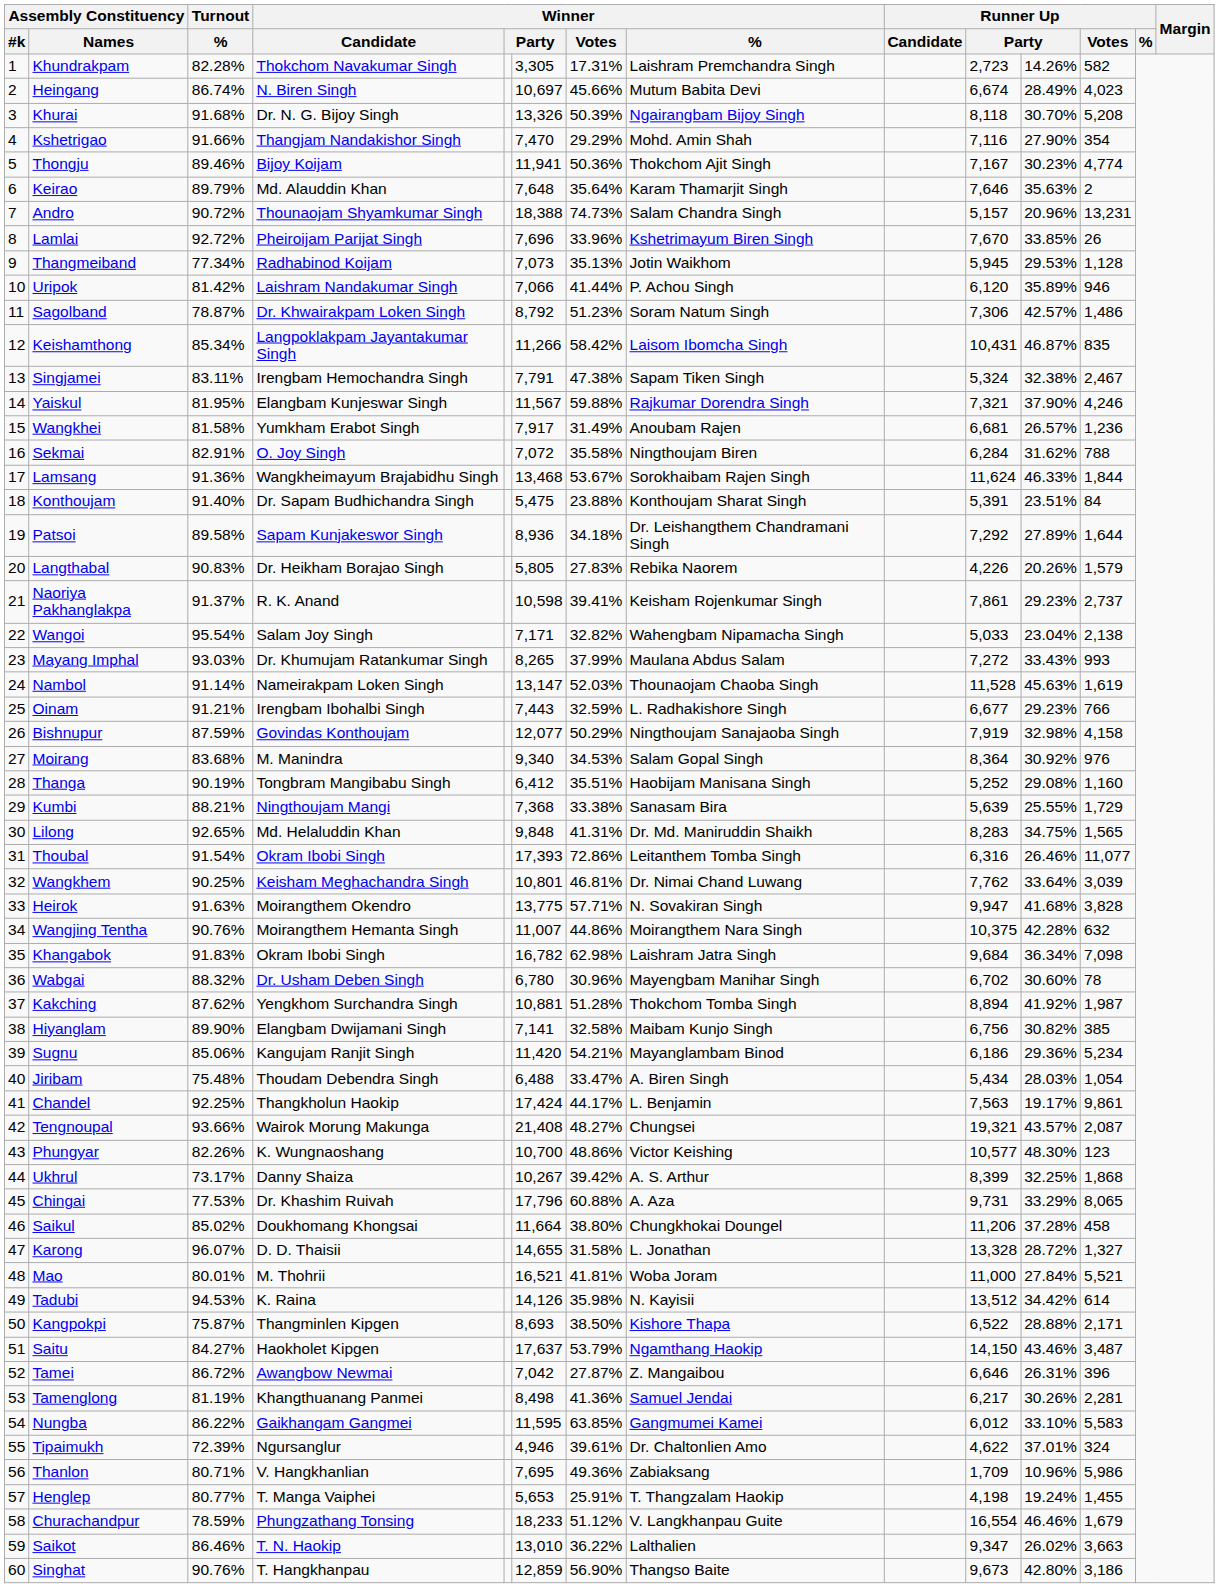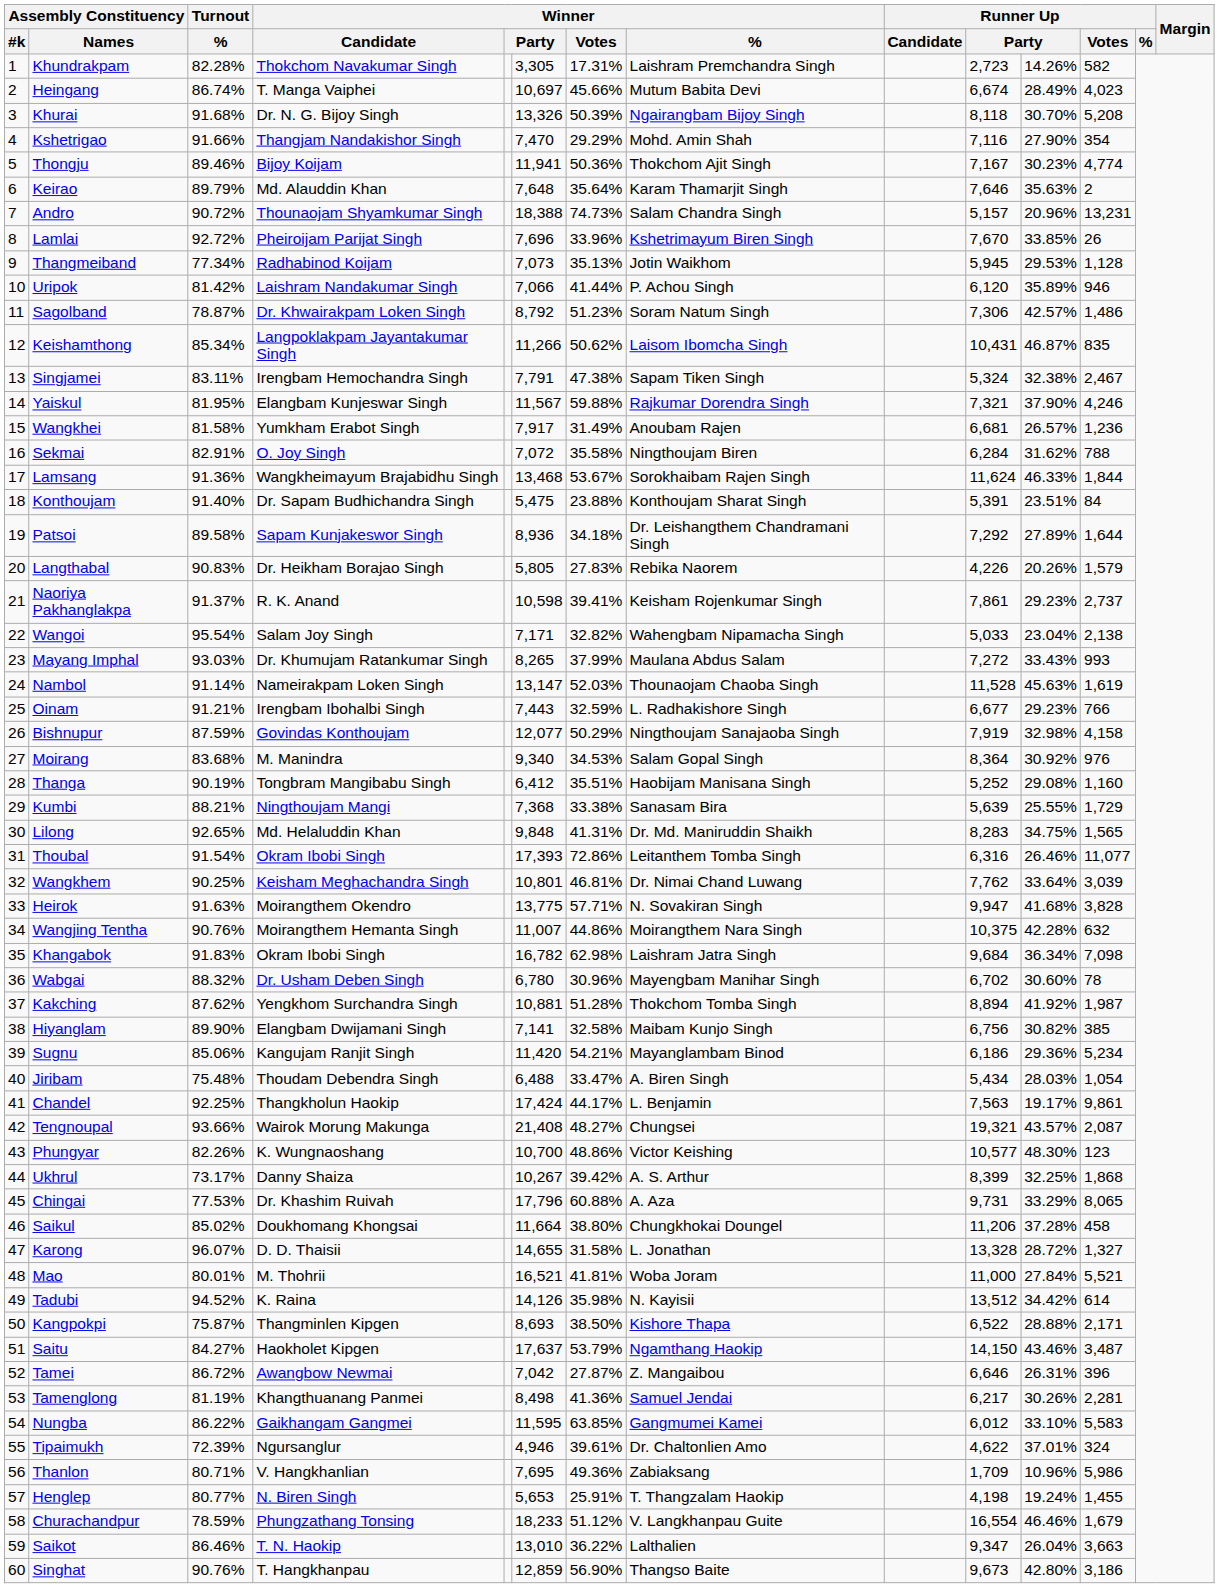(306, 90) N. Biren Singh -> (316, 90) T. Manga Vaiphei
(596, 345) 58.42% -> (596, 345) 50.62%
(218, 1299) 94.53% -> (218, 1299) 94.52%
(316, 1496) T. Manga Vaiphei -> (306, 1496) N. Biren Singh
(1051, 1546) 26.02% -> (1051, 1546) 26.04%
